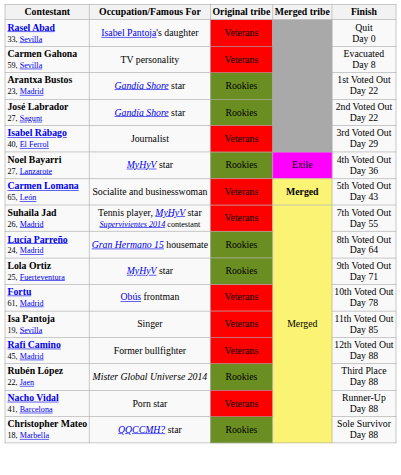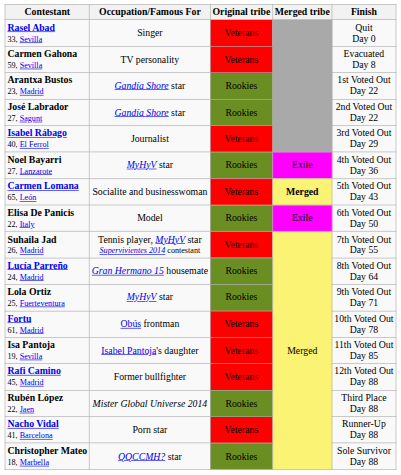(150, 33) Isabel Pantoja's daughter -> (150, 33) Singer
+ row: (41, 218)
(150, 324) Singer -> (150, 350) Isabel Pantoja's daughter
